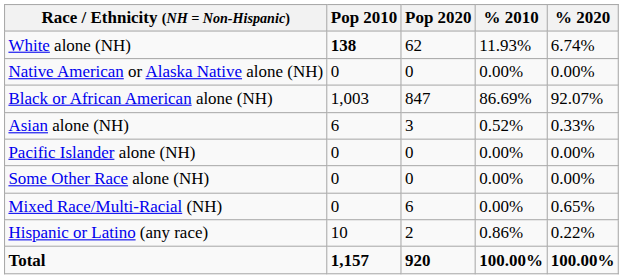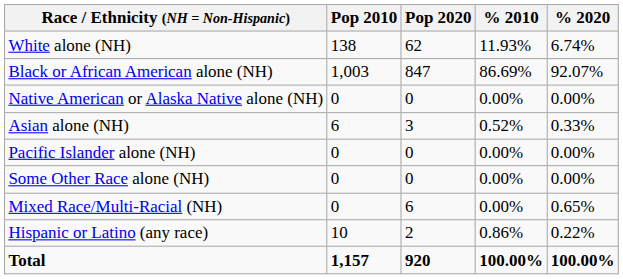(344, 44) bold -> (344, 44) normal
rows swapped: (141, 98) <-> (166, 71)
